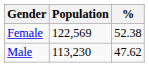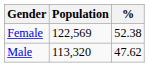(71, 52) 113,230 -> (71, 52) 113,320
